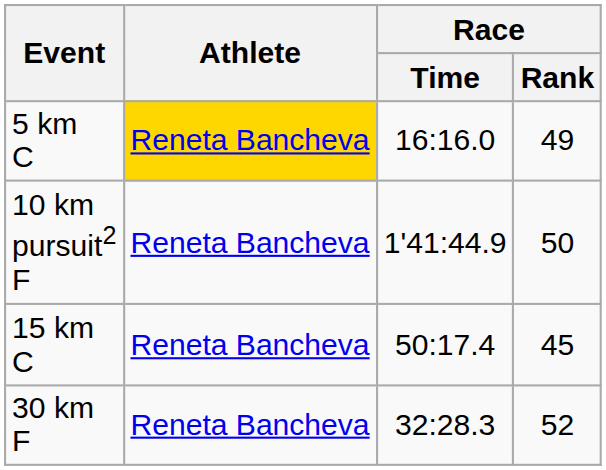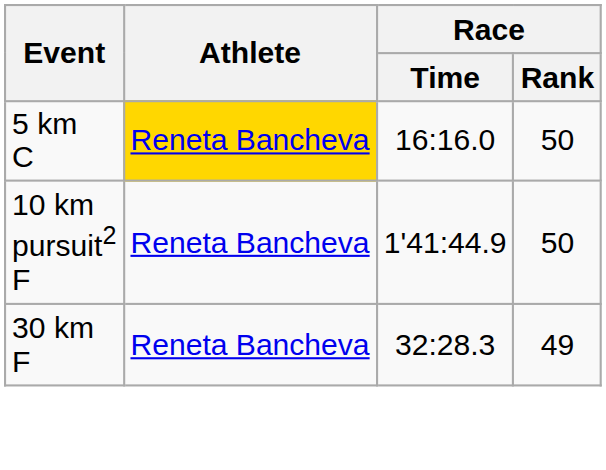(557, 141) 49 -> (557, 141) 50
- row: (53, 344)
(557, 425) 52 -> (557, 344) 49
